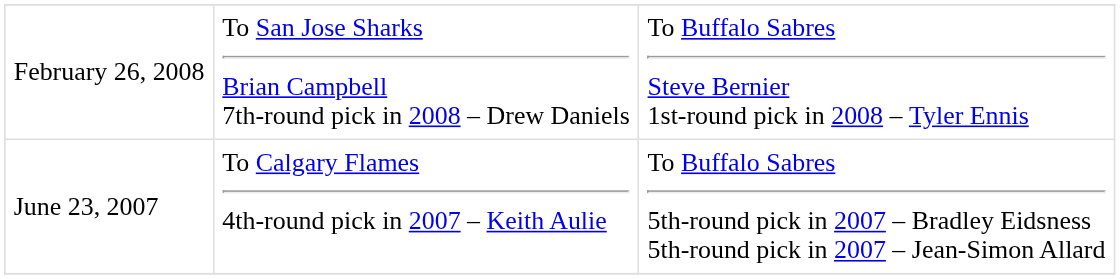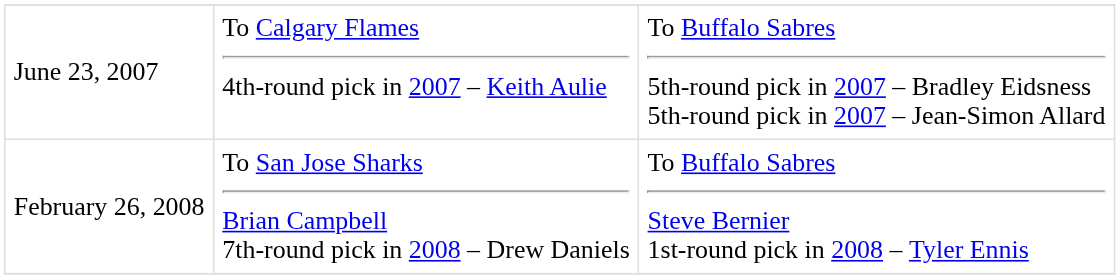rows swapped: (86, 206) <-> (109, 71)
